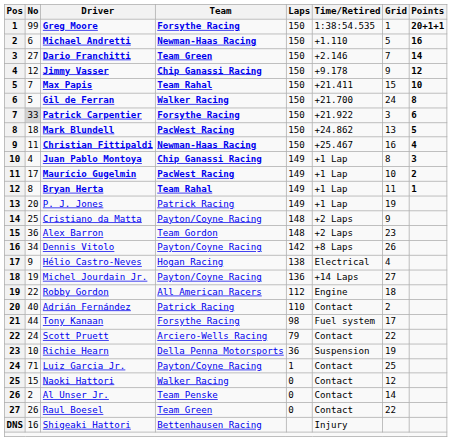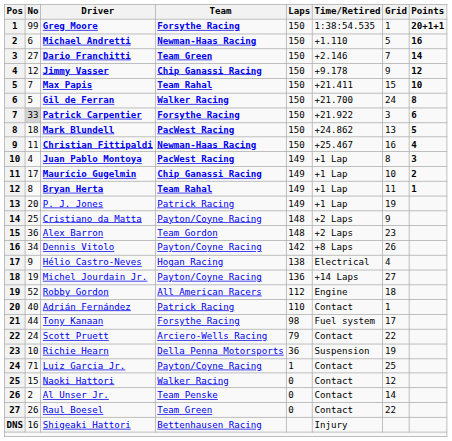(209, 160) Chip Ganassi Racing -> (196, 160) PacWest Racing
(196, 174) PacWest Racing -> (209, 174) Chip Ganassi Racing
(33, 292) 22 -> (33, 292) 52
(388, 307) 2 -> (388, 307) 1
